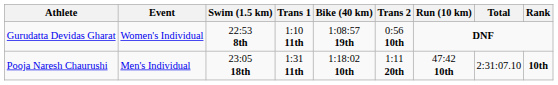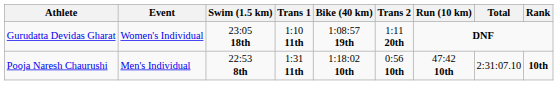(240, 36) 22:53 8th -> (240, 36) 23:05 18th
(394, 36) 0:56 10th -> (394, 36) 1:11 20th
(240, 66) 23:05 18th -> (240, 66) 22:53 8th
(394, 66) 1:11 20th -> (394, 66) 0:56 10th
